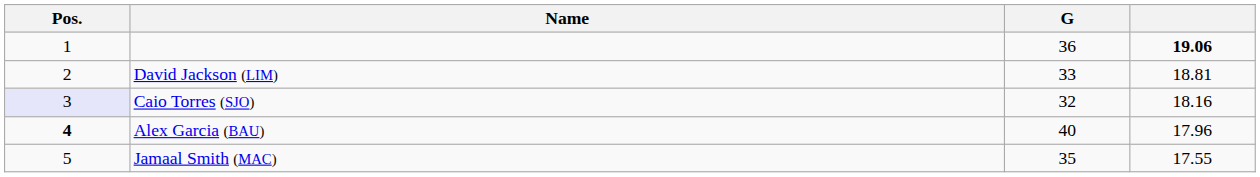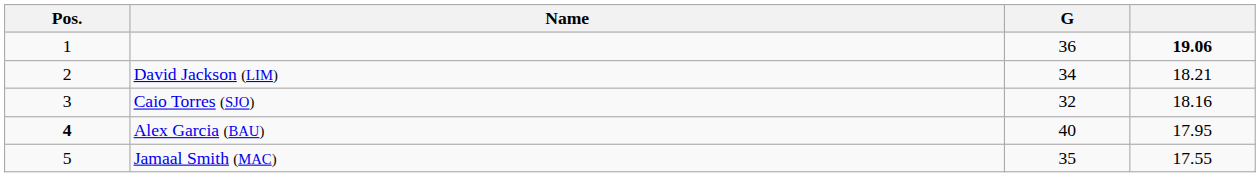(1067, 74) 33 -> (1067, 74) 34
(1192, 74) 18.81 -> (1192, 74) 18.21
(67, 102) lavender background -> (67, 102) no background
(1192, 130) 17.96 -> (1192, 130) 17.95
